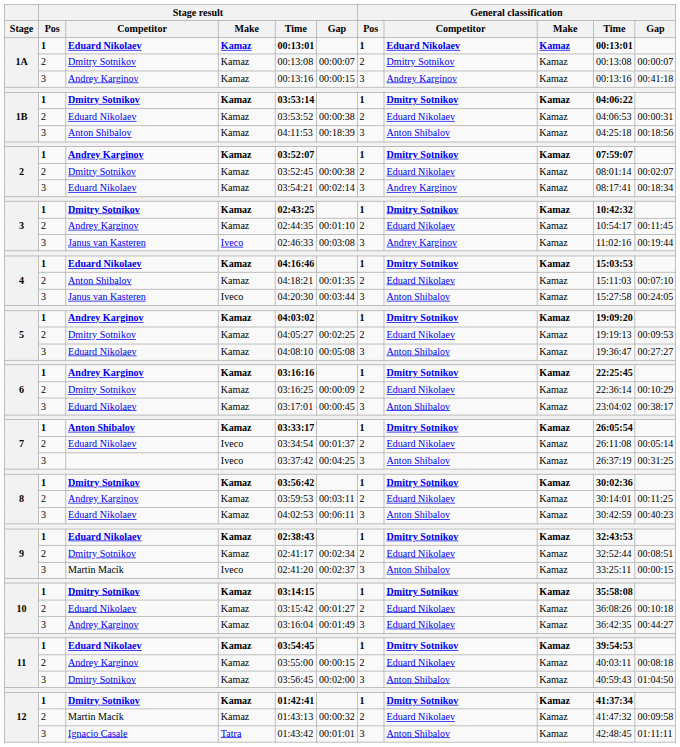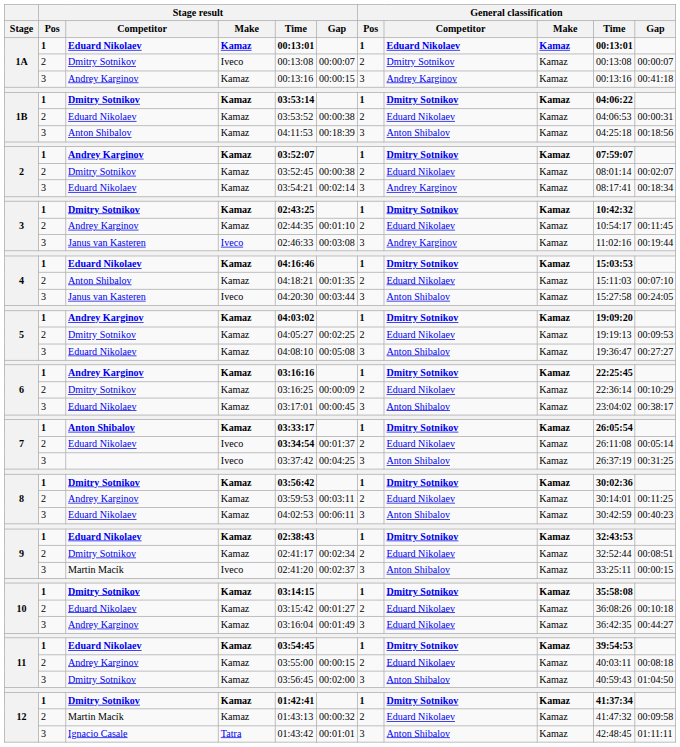(235, 62) Kamaz -> (232, 62) Iveco
(295, 444) normal -> (296, 444) bold
